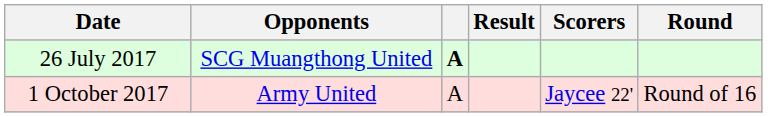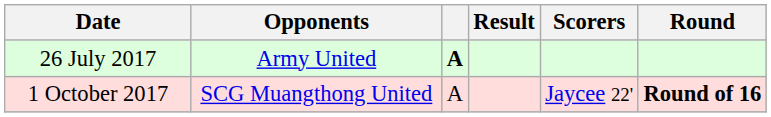(316, 58) SCG Muangthong United -> (316, 58) Army United
(316, 93) Army United -> (316, 93) SCG Muangthong United
(700, 93) normal -> (702, 93) bold
